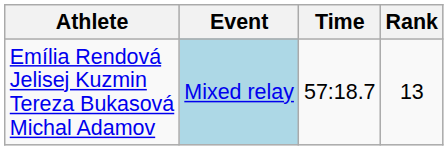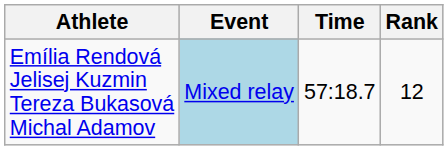(412, 92) 13 -> (412, 92) 12
